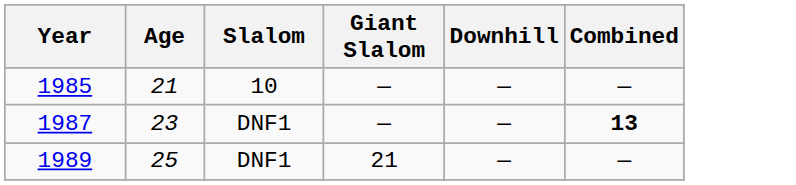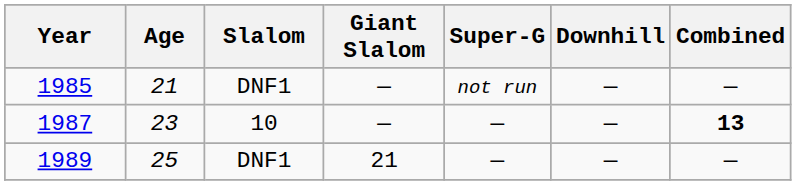+ column: (497, 37)
(264, 87) 10 -> (264, 87) DNF1
(264, 124) DNF1 -> (264, 124) 10
